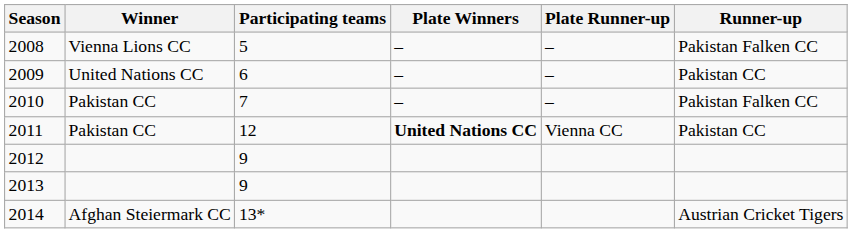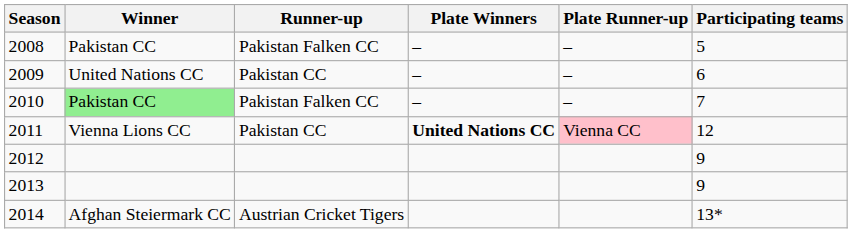columns swapped: (761, 18) <-> (313, 18)
(130, 46) Vienna Lions CC -> (112, 46) Pakistan CC
(112, 102) no background -> (112, 102) lightgreen background
(112, 130) Pakistan CC -> (130, 130) Vienna Lions CC
(584, 130) no background -> (602, 130) pink background
